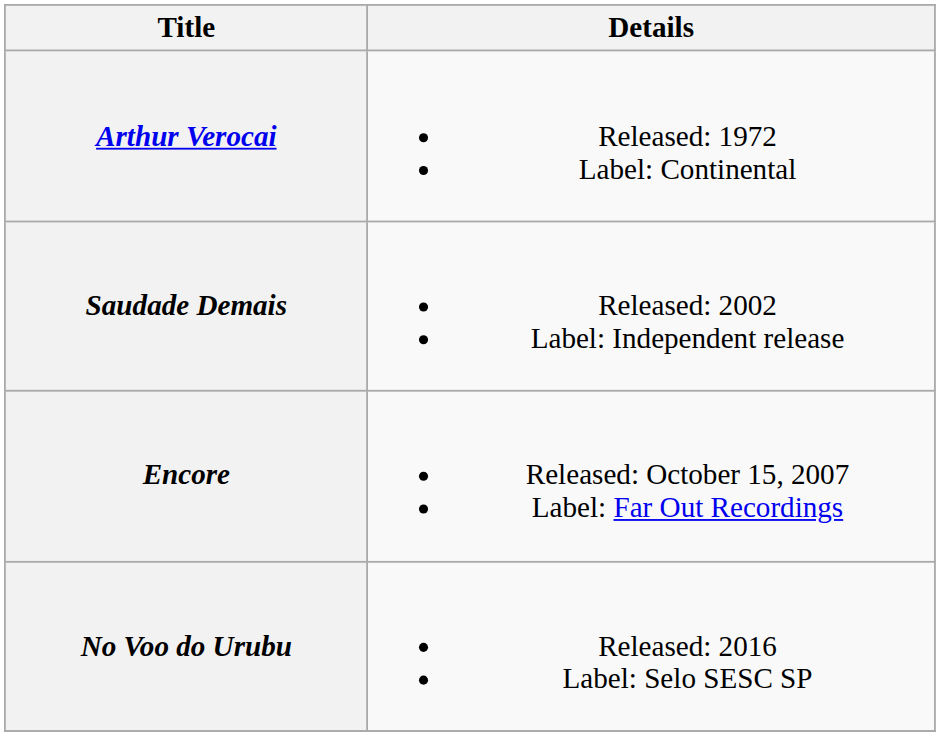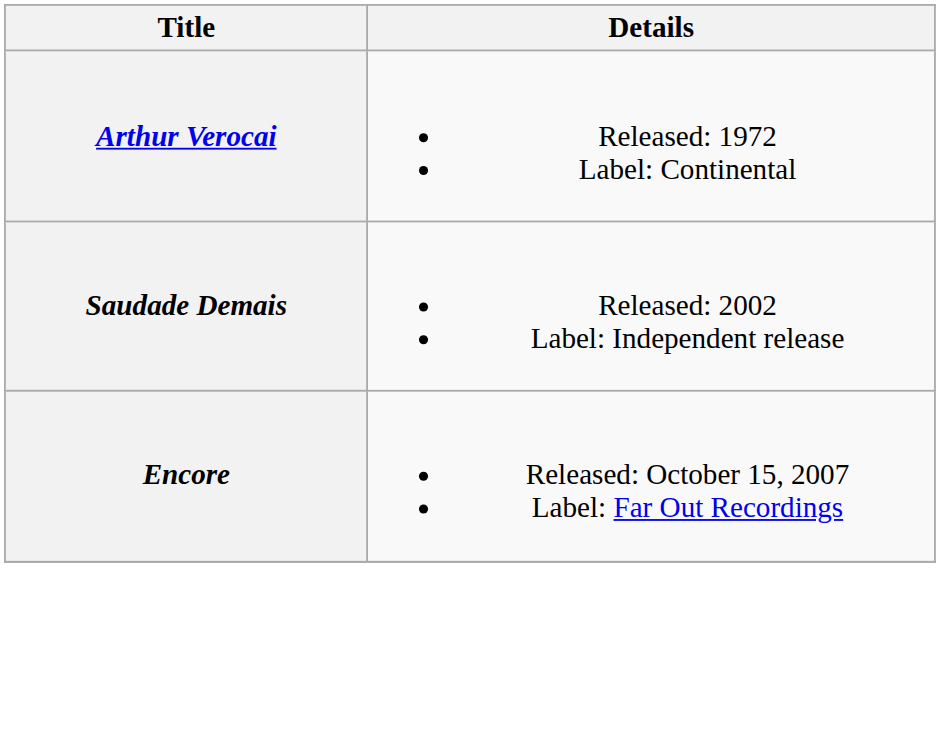- row: (186, 645)
